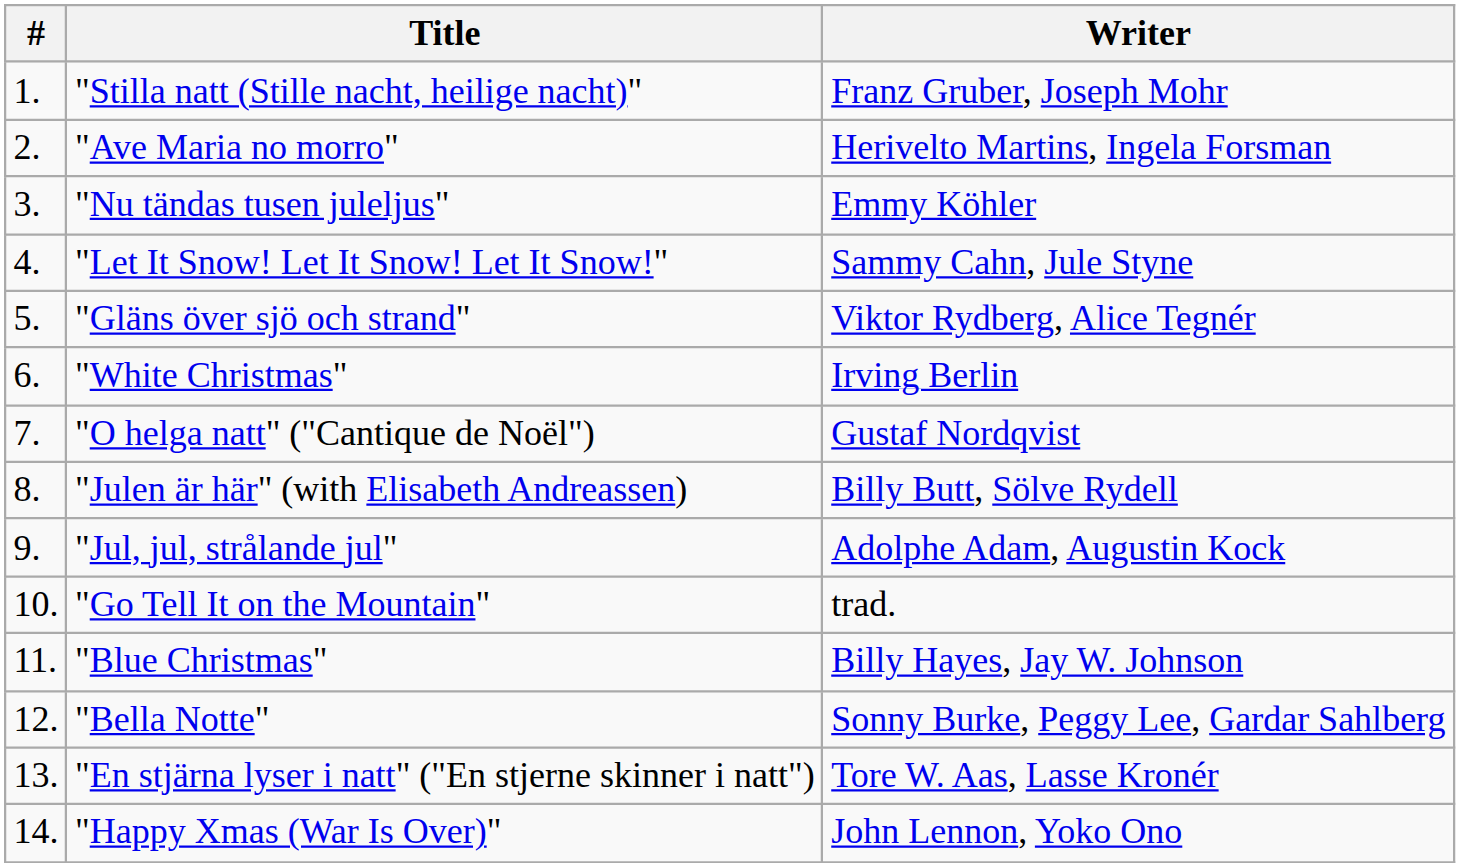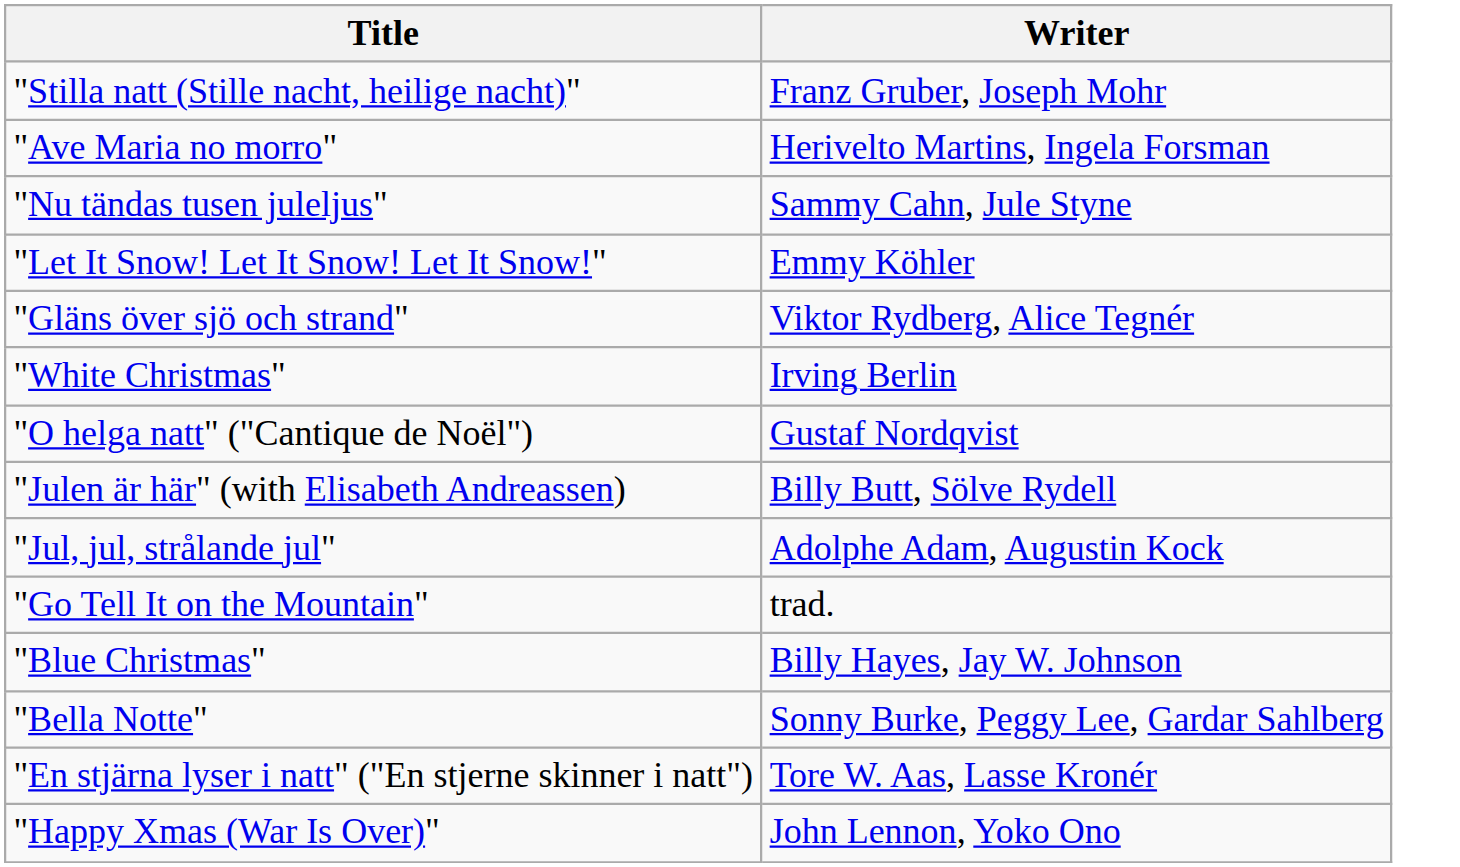- column: (36, 33)
(934, 204) Emmy Köhler -> (951, 204) Sammy Cahn, Jule Styne
(1012, 261) Sammy Cahn, Jule Styne -> (872, 261) Emmy Köhler
